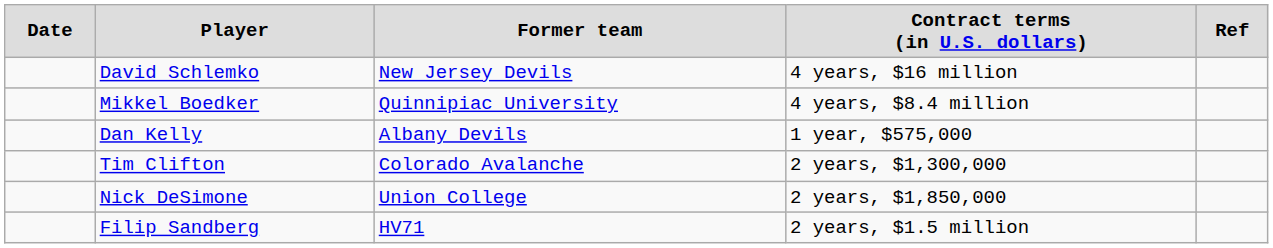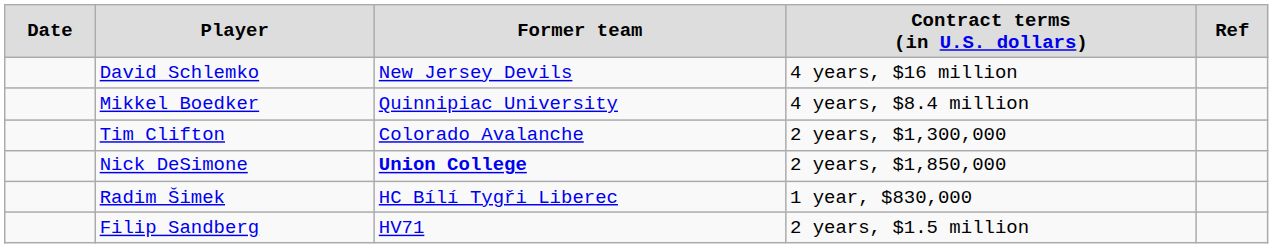- row: (151, 135)
(453, 197) normal -> (453, 166) bold
+ row: (162, 197)
